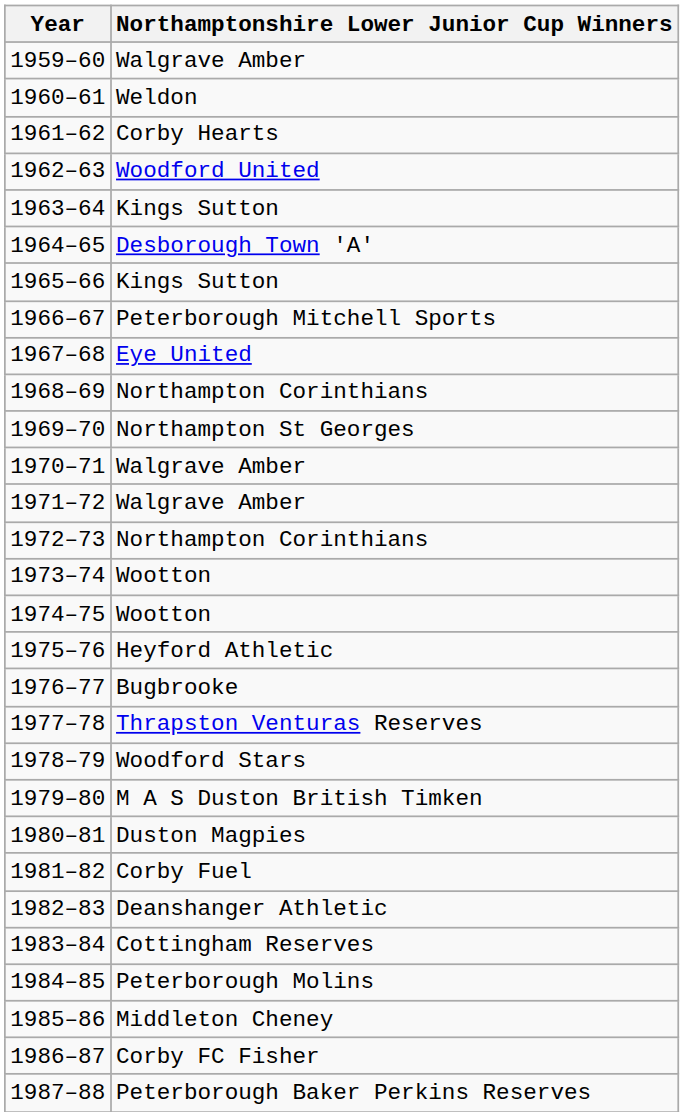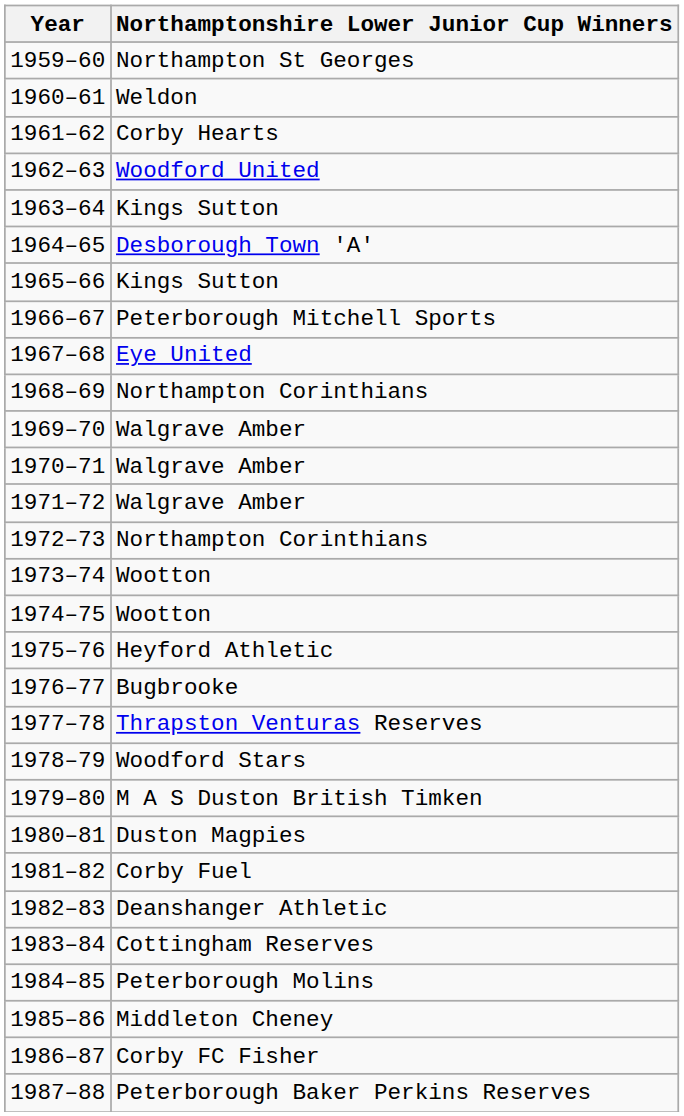(211, 61) Walgrave Amber -> (265, 61) Northampton St Georges
(265, 429) Northampton St Georges -> (211, 429) Walgrave Amber
